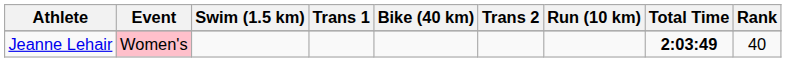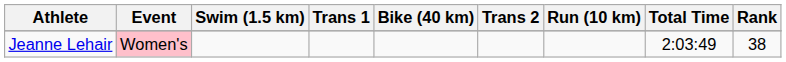(689, 44) bold -> (689, 44) normal
(757, 44) 40 -> (757, 44) 38
